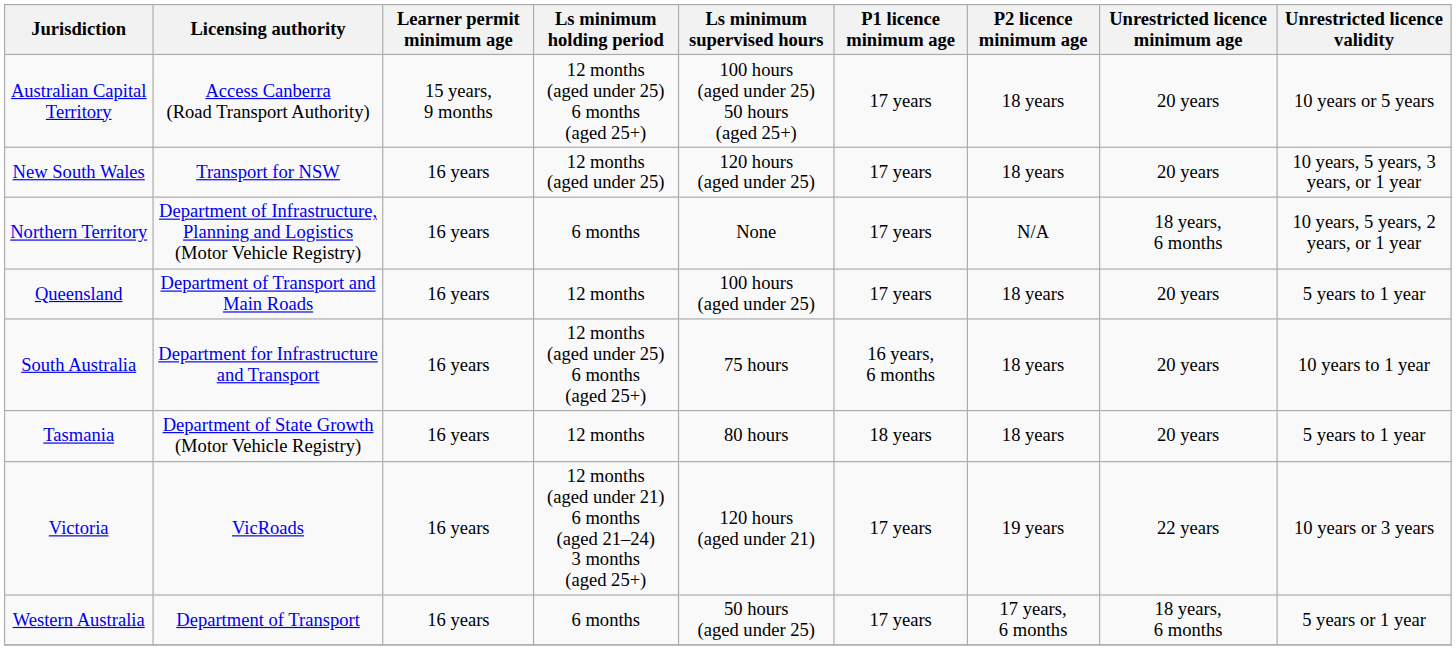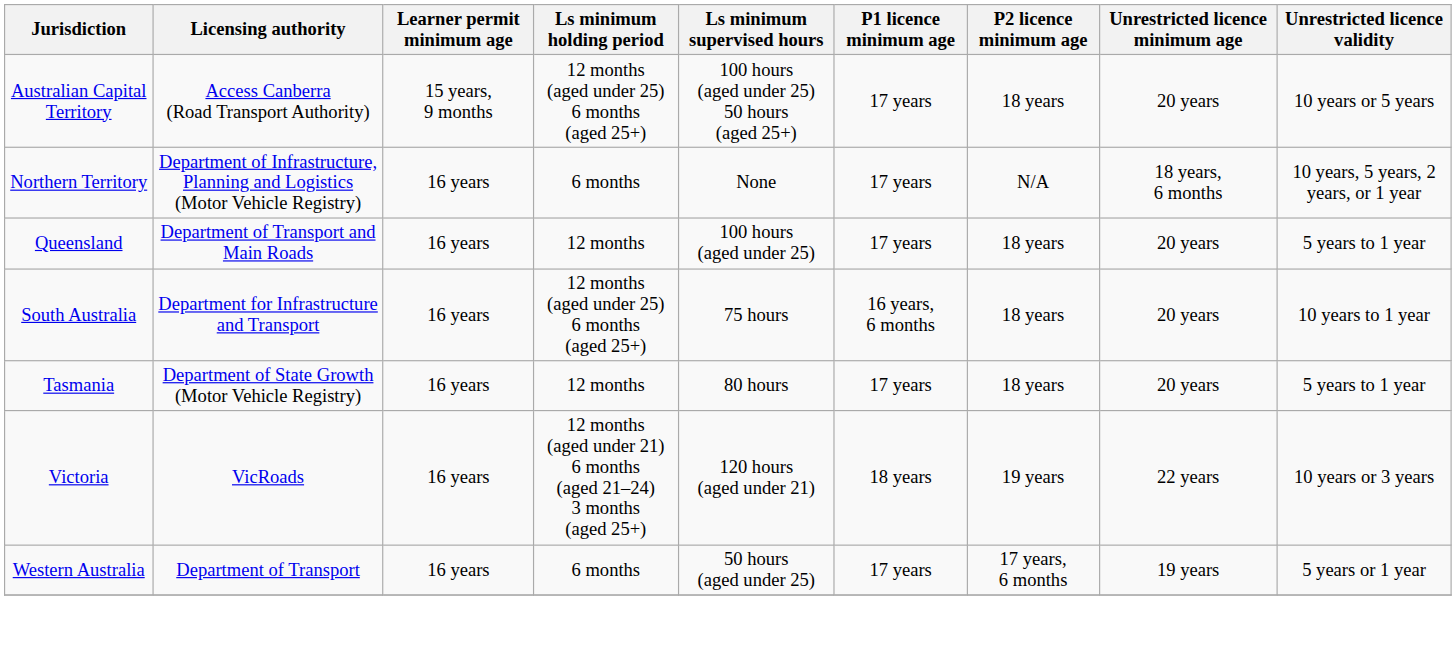- row: (79, 172)
(901, 435) 18 years -> (901, 385) 17 years
(901, 528) 17 years -> (901, 477) 18 years
(1188, 620) 18 years, 6 months -> (1188, 569) 19 years
